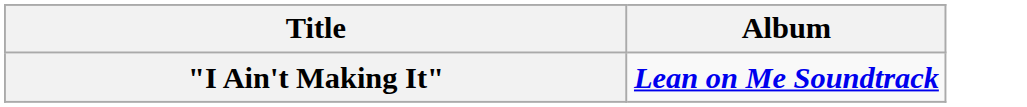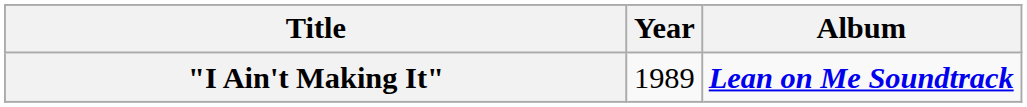+ column: (664, 28)
